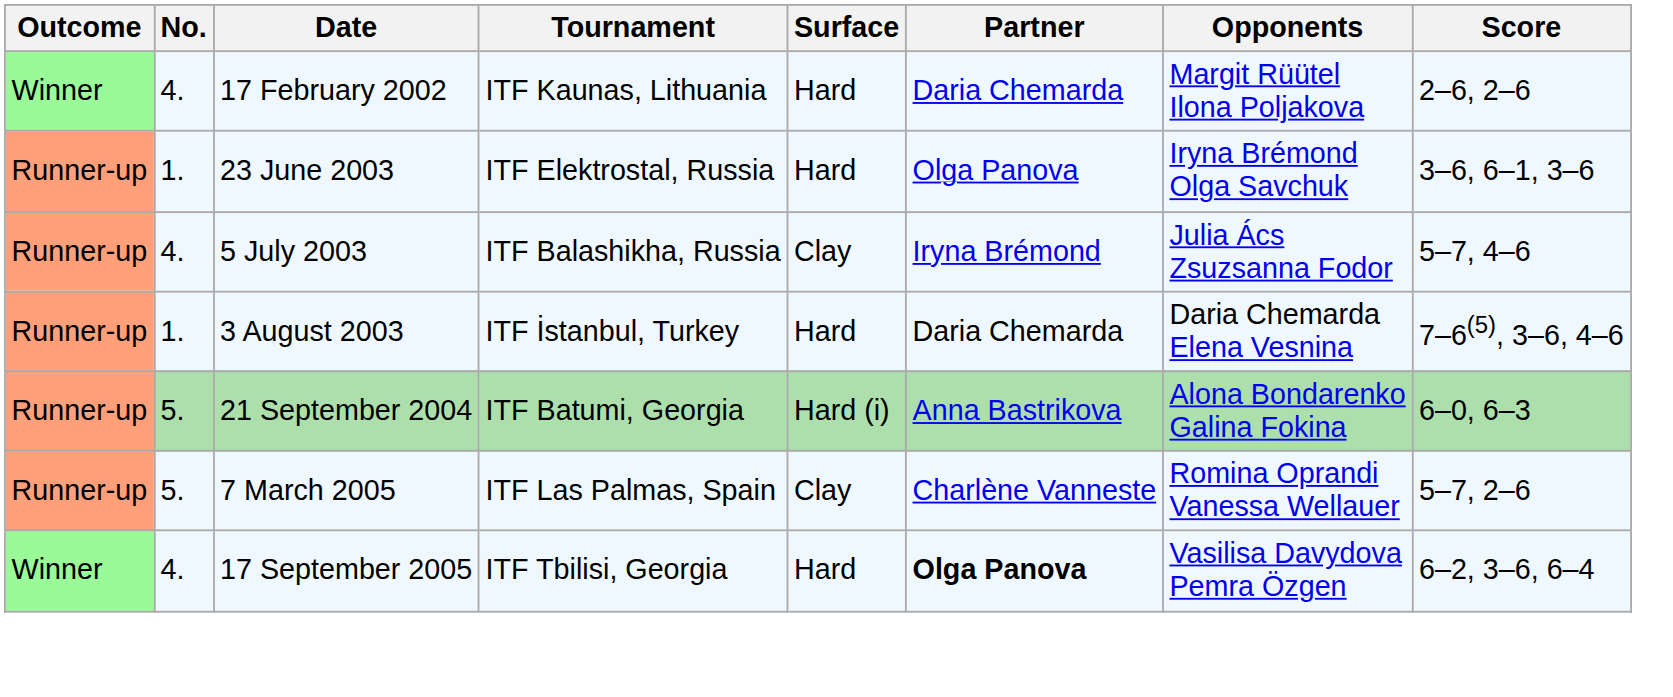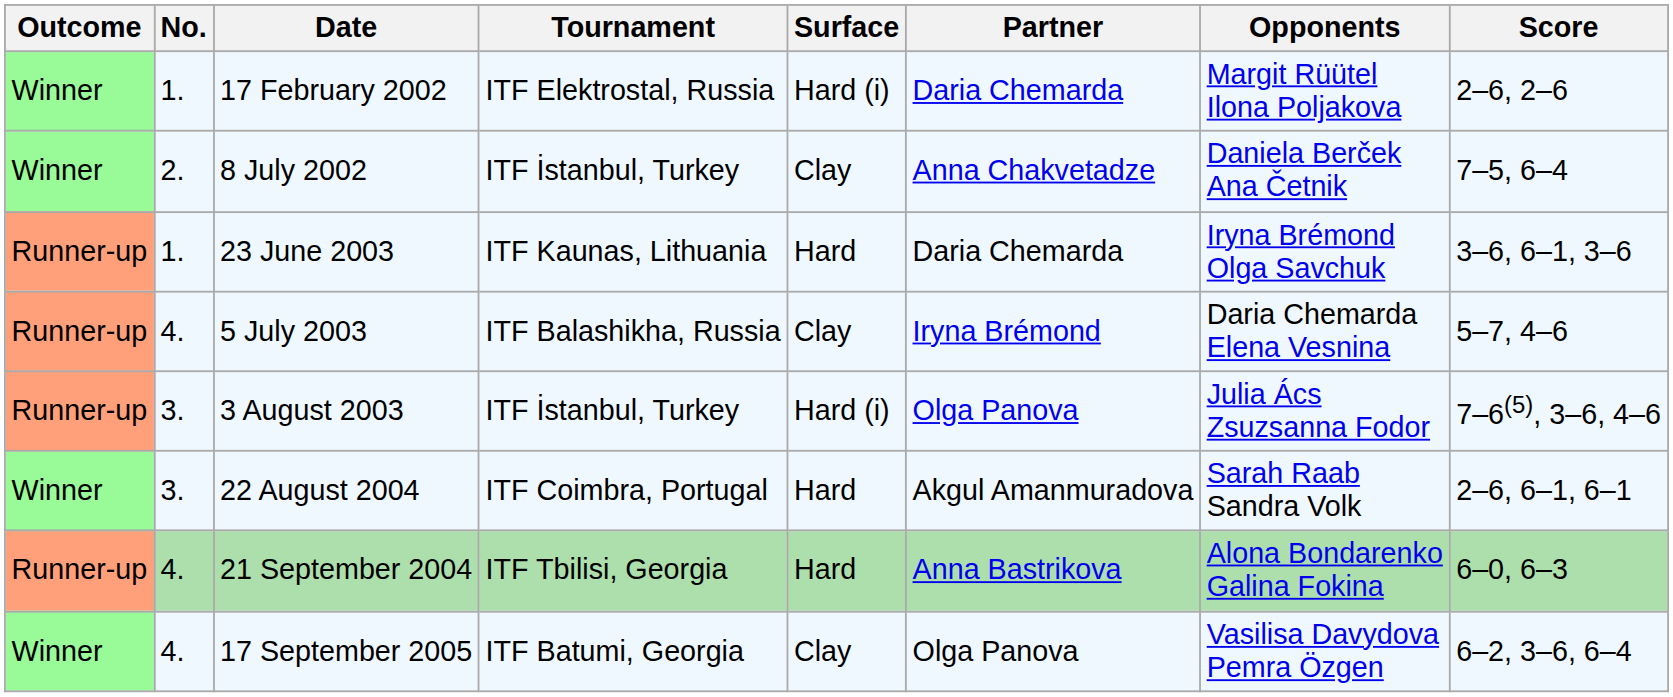(173, 90) 4. -> (173, 90) 1.
(626, 90) ITF Kaunas, Lithuania -> (630, 90) ITF Elektrostal, Russia
(825, 90) Hard -> (842, 90) Hard (i)
+ row: (293, 170)
(630, 170) ITF Elektrostal, Russia -> (626, 250) ITF Kaunas, Lithuania
(996, 170) Olga Panova -> (1018, 250) Daria Chemarda
(1281, 250) Julia Ács Zsuzsanna Fodor -> (1312, 330) Daria Chemarda Elena Vesnina
(173, 330) 1. -> (173, 410) 3.
(825, 330) Hard -> (842, 410) Hard (i)
(1018, 330) Daria Chemarda -> (996, 410) Olga Panova
(1275, 330) Daria Chemarda Elena Vesnina -> (1318, 410) Julia Ács Zsuzsanna Fodor
+ row: (320, 490)
(173, 410) 5. -> (173, 569) 4.
(615, 410) ITF Batumi, Georgia -> (606, 569) ITF Tbilisi, Georgia
(842, 410) Hard (i) -> (825, 569) Hard
- row: (308, 490)
(606, 569) ITF Tbilisi, Georgia -> (615, 649) ITF Batumi, Georgia
(825, 569) Hard -> (823, 649) Clay
(1000, 569) bold -> (996, 649) normal
